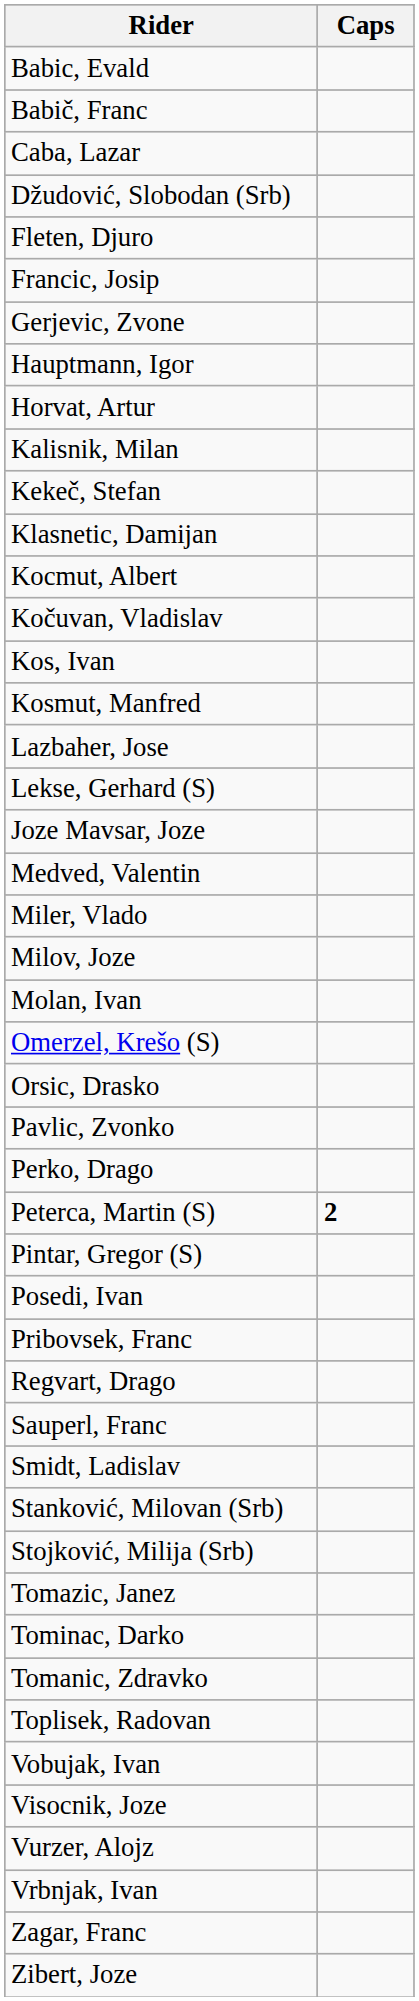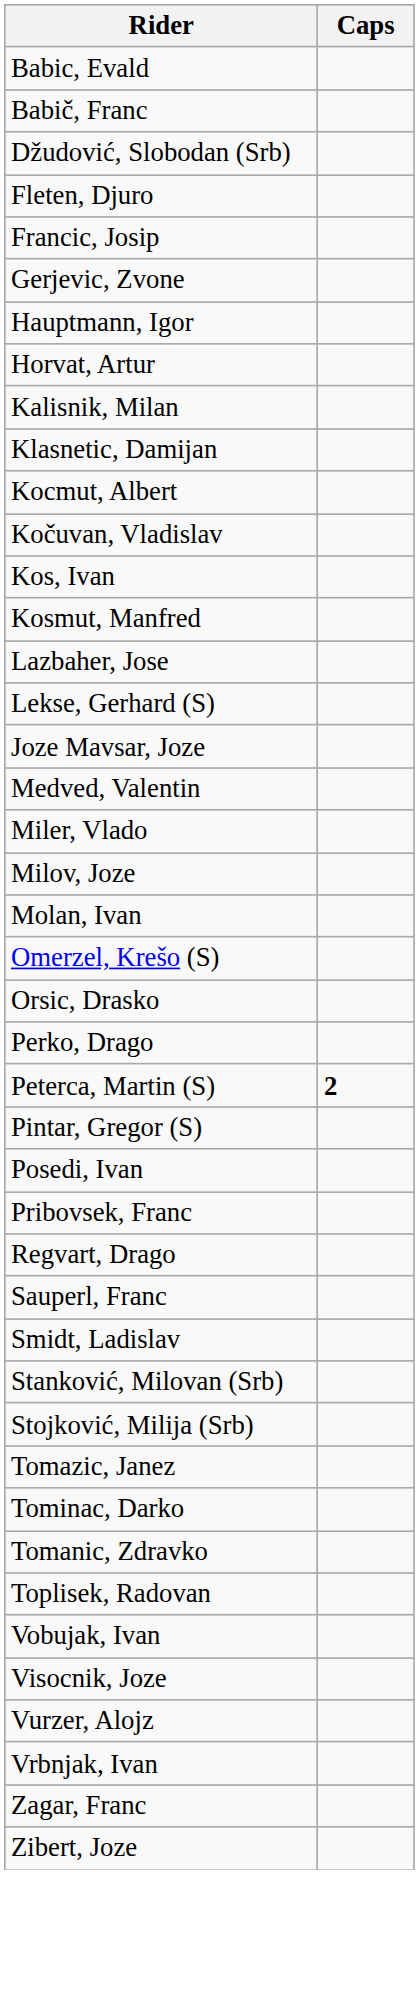- row: (76, 152)
- row: (86, 491)
- row: (93, 1127)
